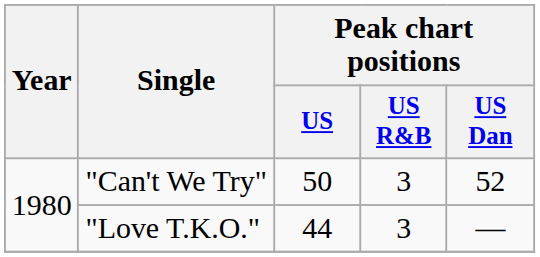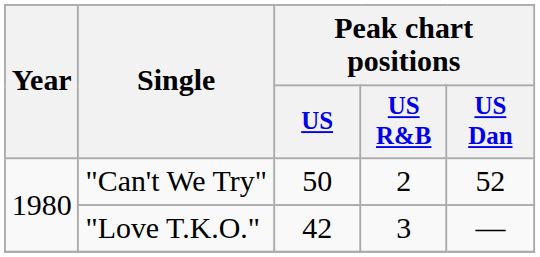(404, 180) 3 -> (404, 180) 2
(317, 228) 44 -> (317, 228) 42
